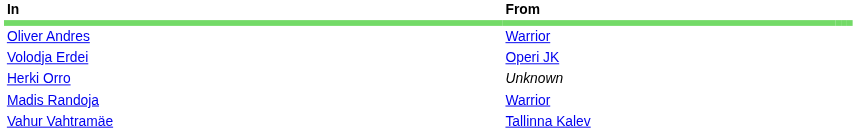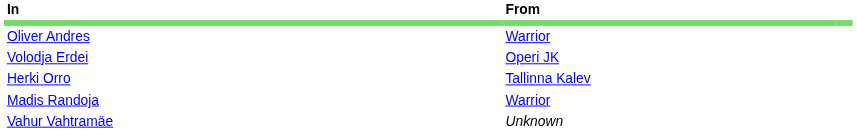(534, 79) Unknown -> (548, 79) Tallinna Kalev
(548, 121) Tallinna Kalev -> (534, 121) Unknown
